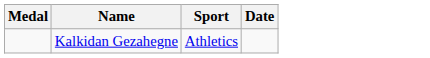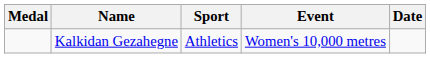+ column: (315, 16)
